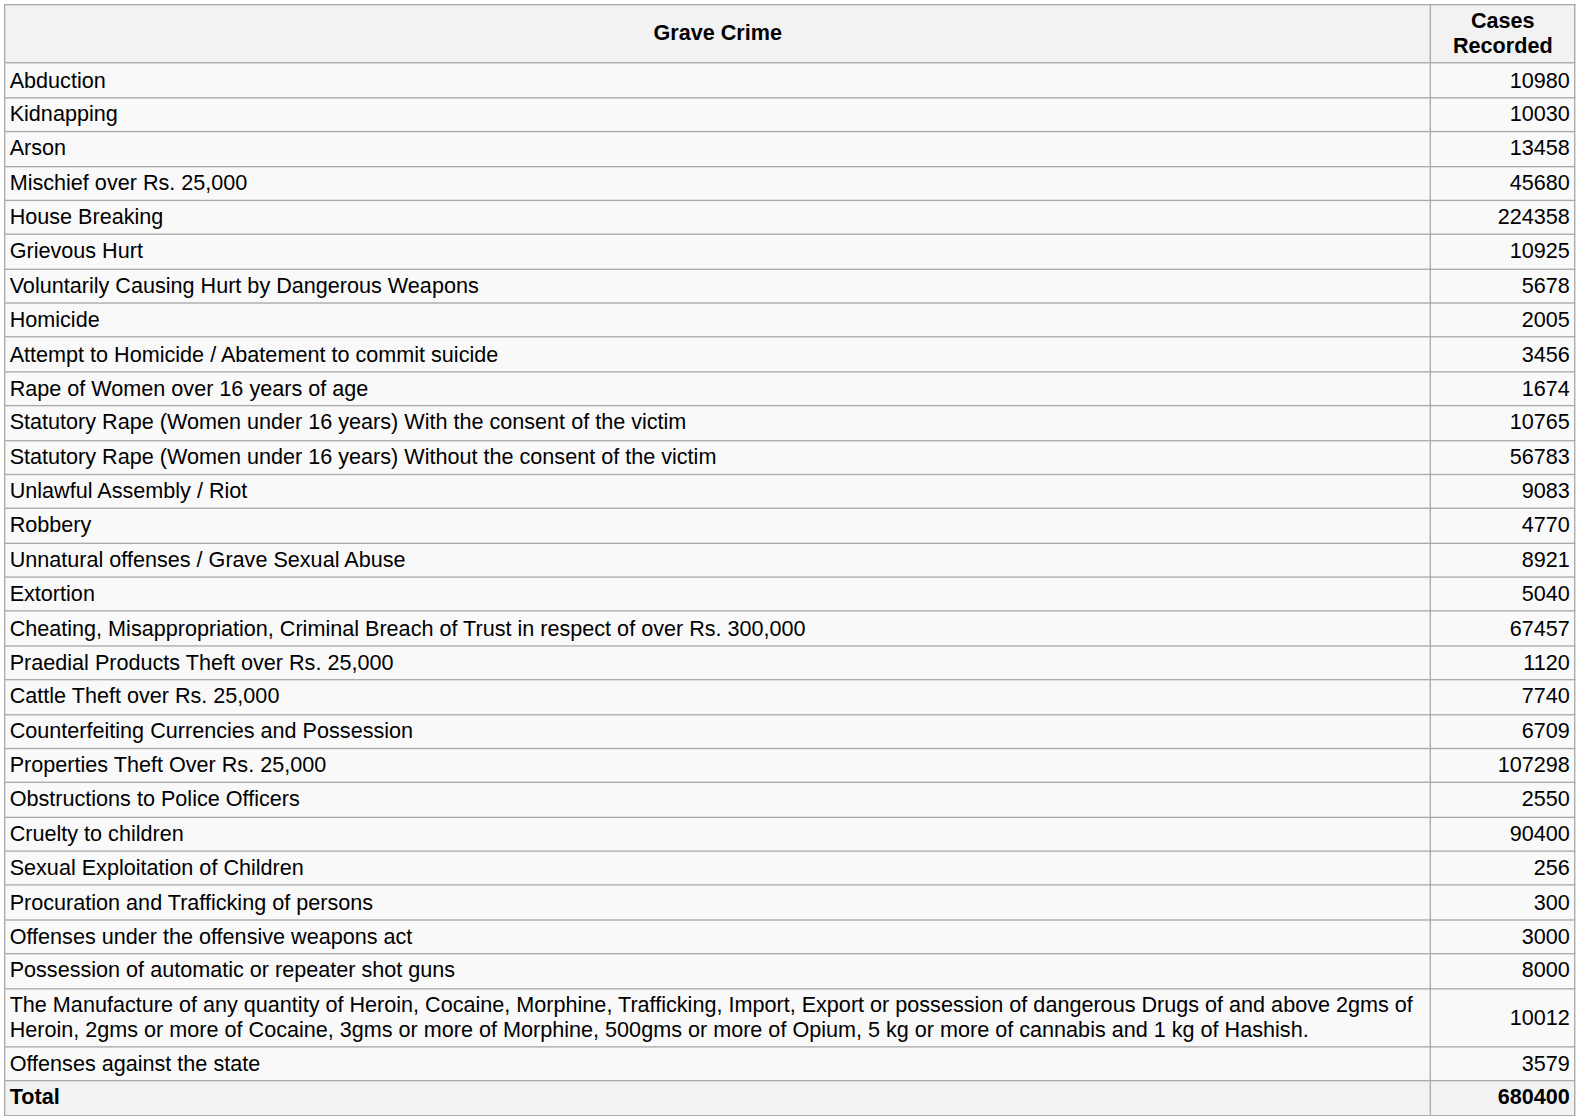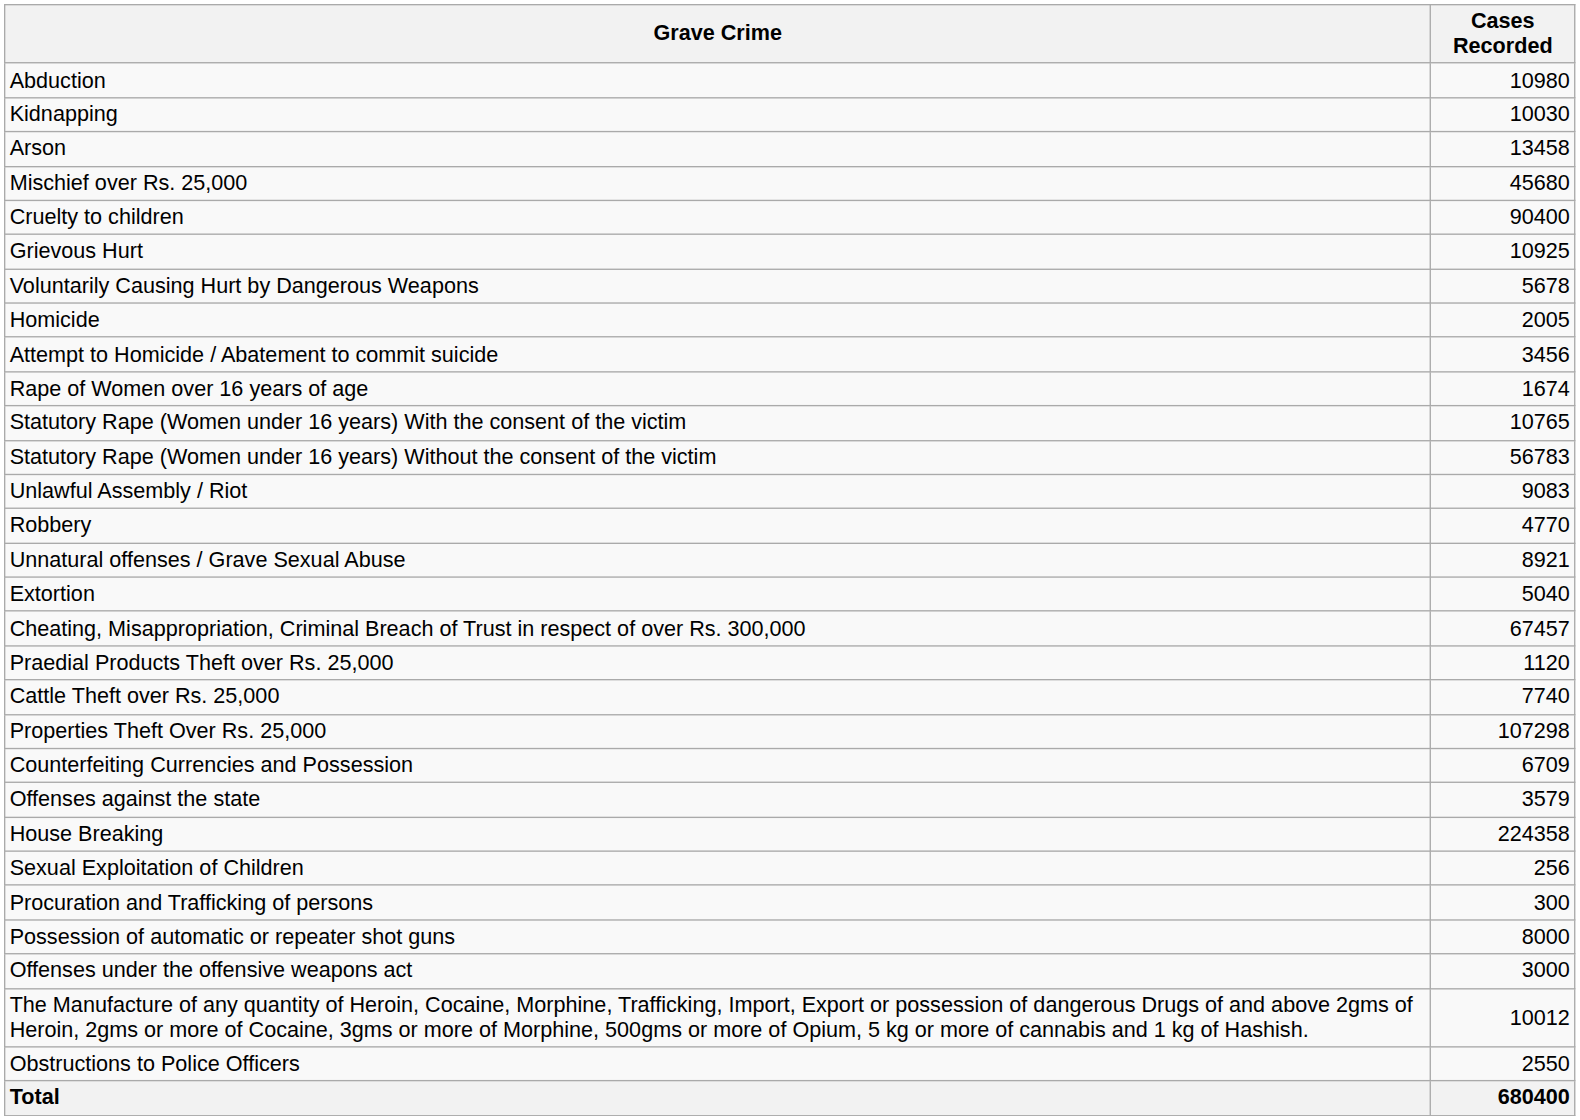rows swapped: (86, 217) <-> (97, 833)
rows swapped: (168, 765) <-> (211, 731)
rows swapped: (135, 1063) <-> (155, 799)
rows swapped: (211, 936) <-> (232, 970)
